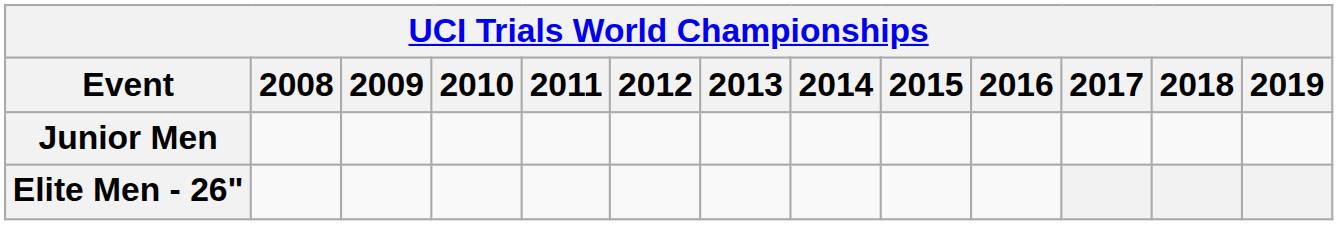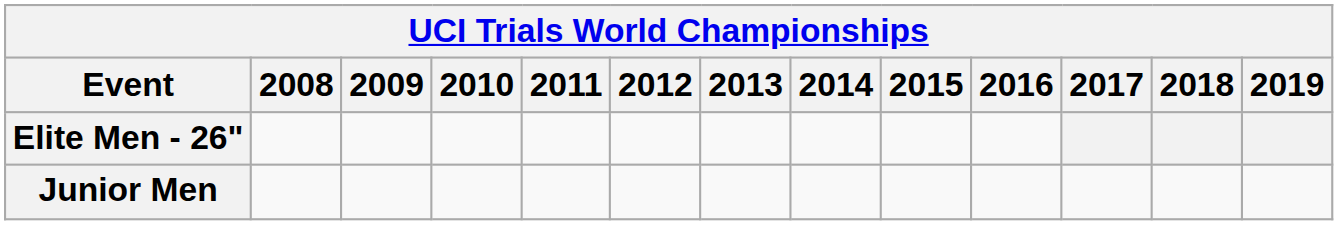rows swapped: (128, 191) <-> (128, 137)
